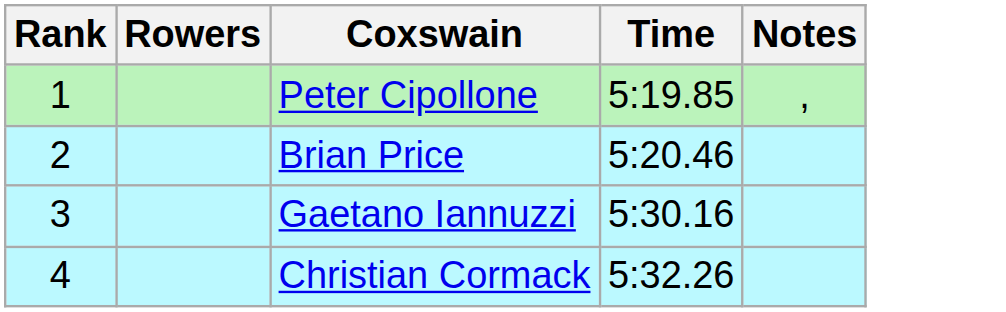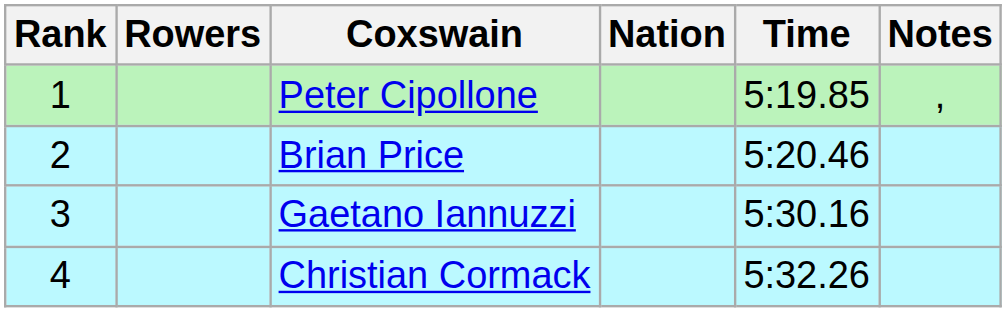+ column: (667, 34)
